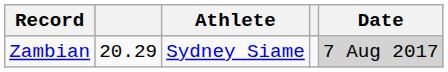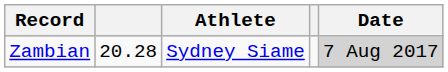(128, 52) 20.29 -> (128, 52) 20.28
